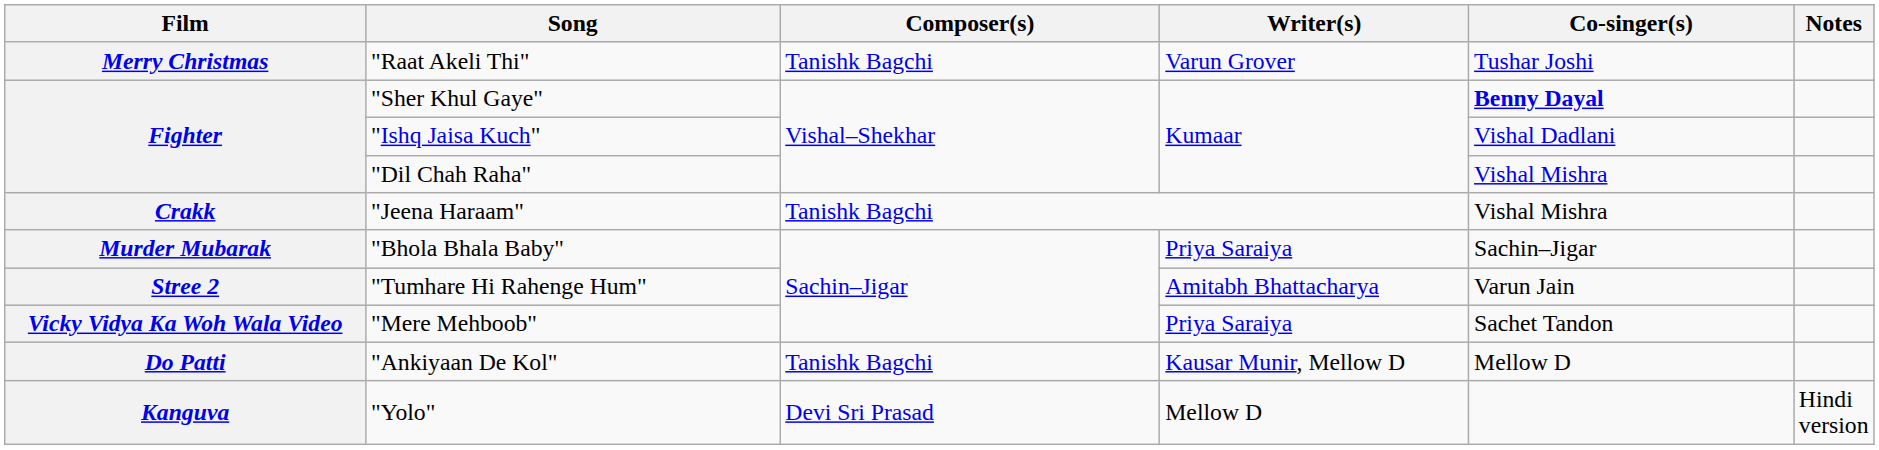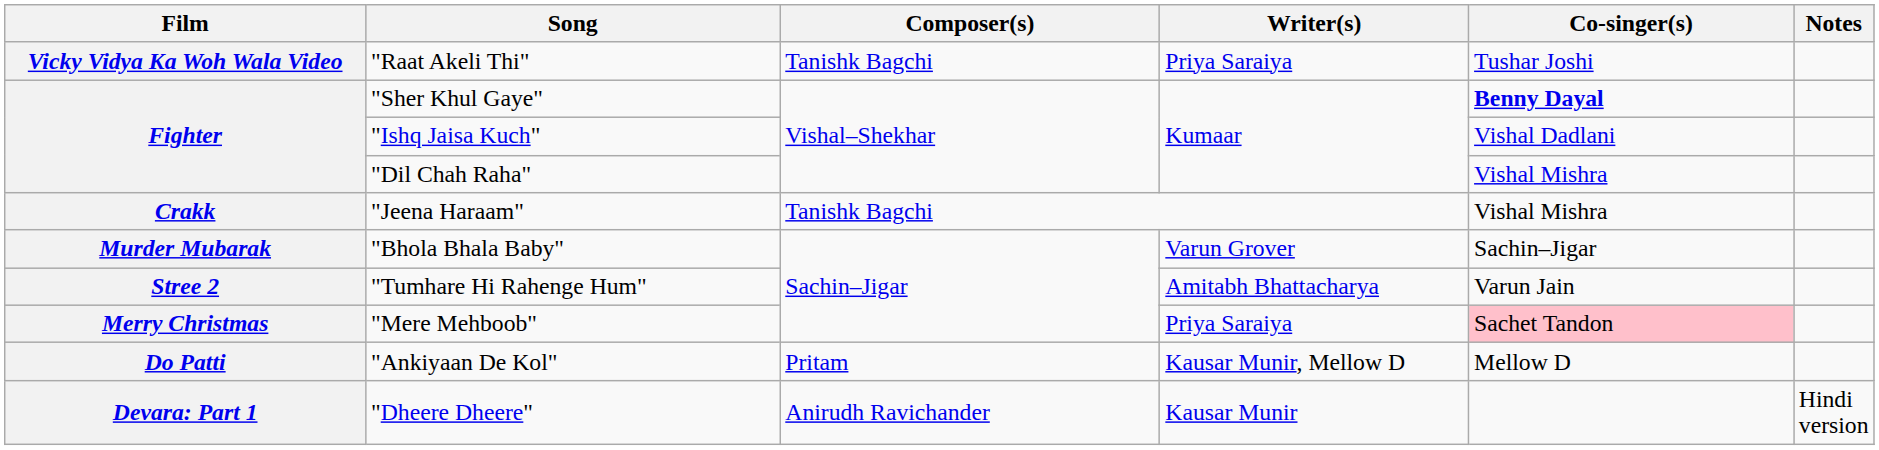(185, 60) Merry Christmas -> (185, 60) Vicky Vidya Ka Woh Wala Video
(1230, 60) Varun Grover -> (1229, 60) Priya Saraiya
(1229, 248) Priya Saraiya -> (1230, 248) Varun Grover
(185, 323) Vicky Vidya Ka Woh Wala Video -> (185, 323) Merry Christmas
(1544, 323) no background -> (1544, 323) pink background
(859, 361) Tanishk Bagchi -> (817, 361) Pritam
+ row: (452, 412)
- row: (403, 412)
